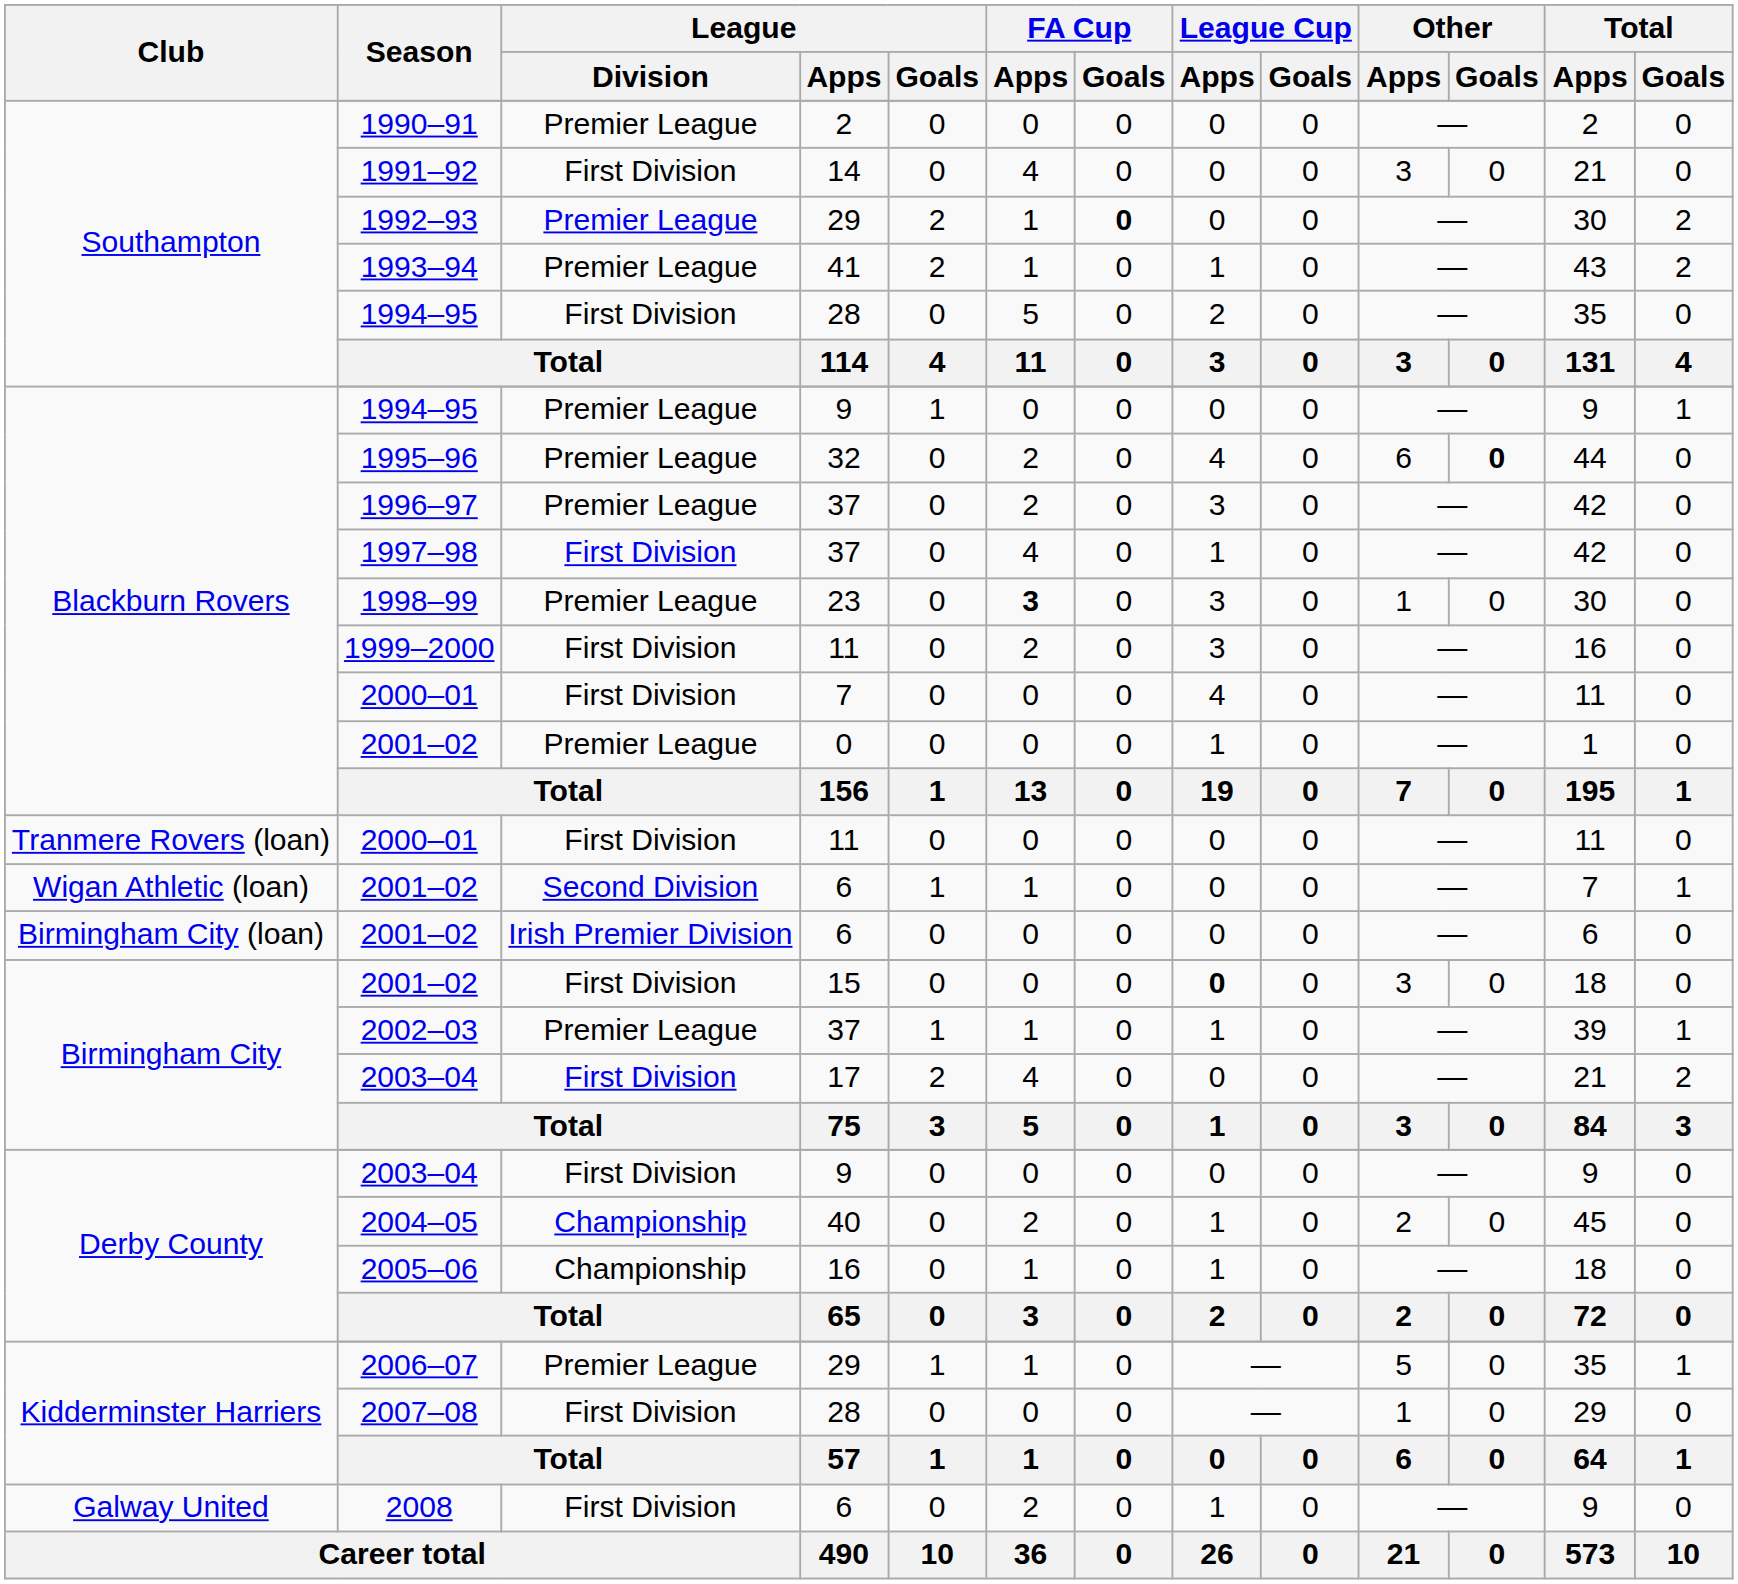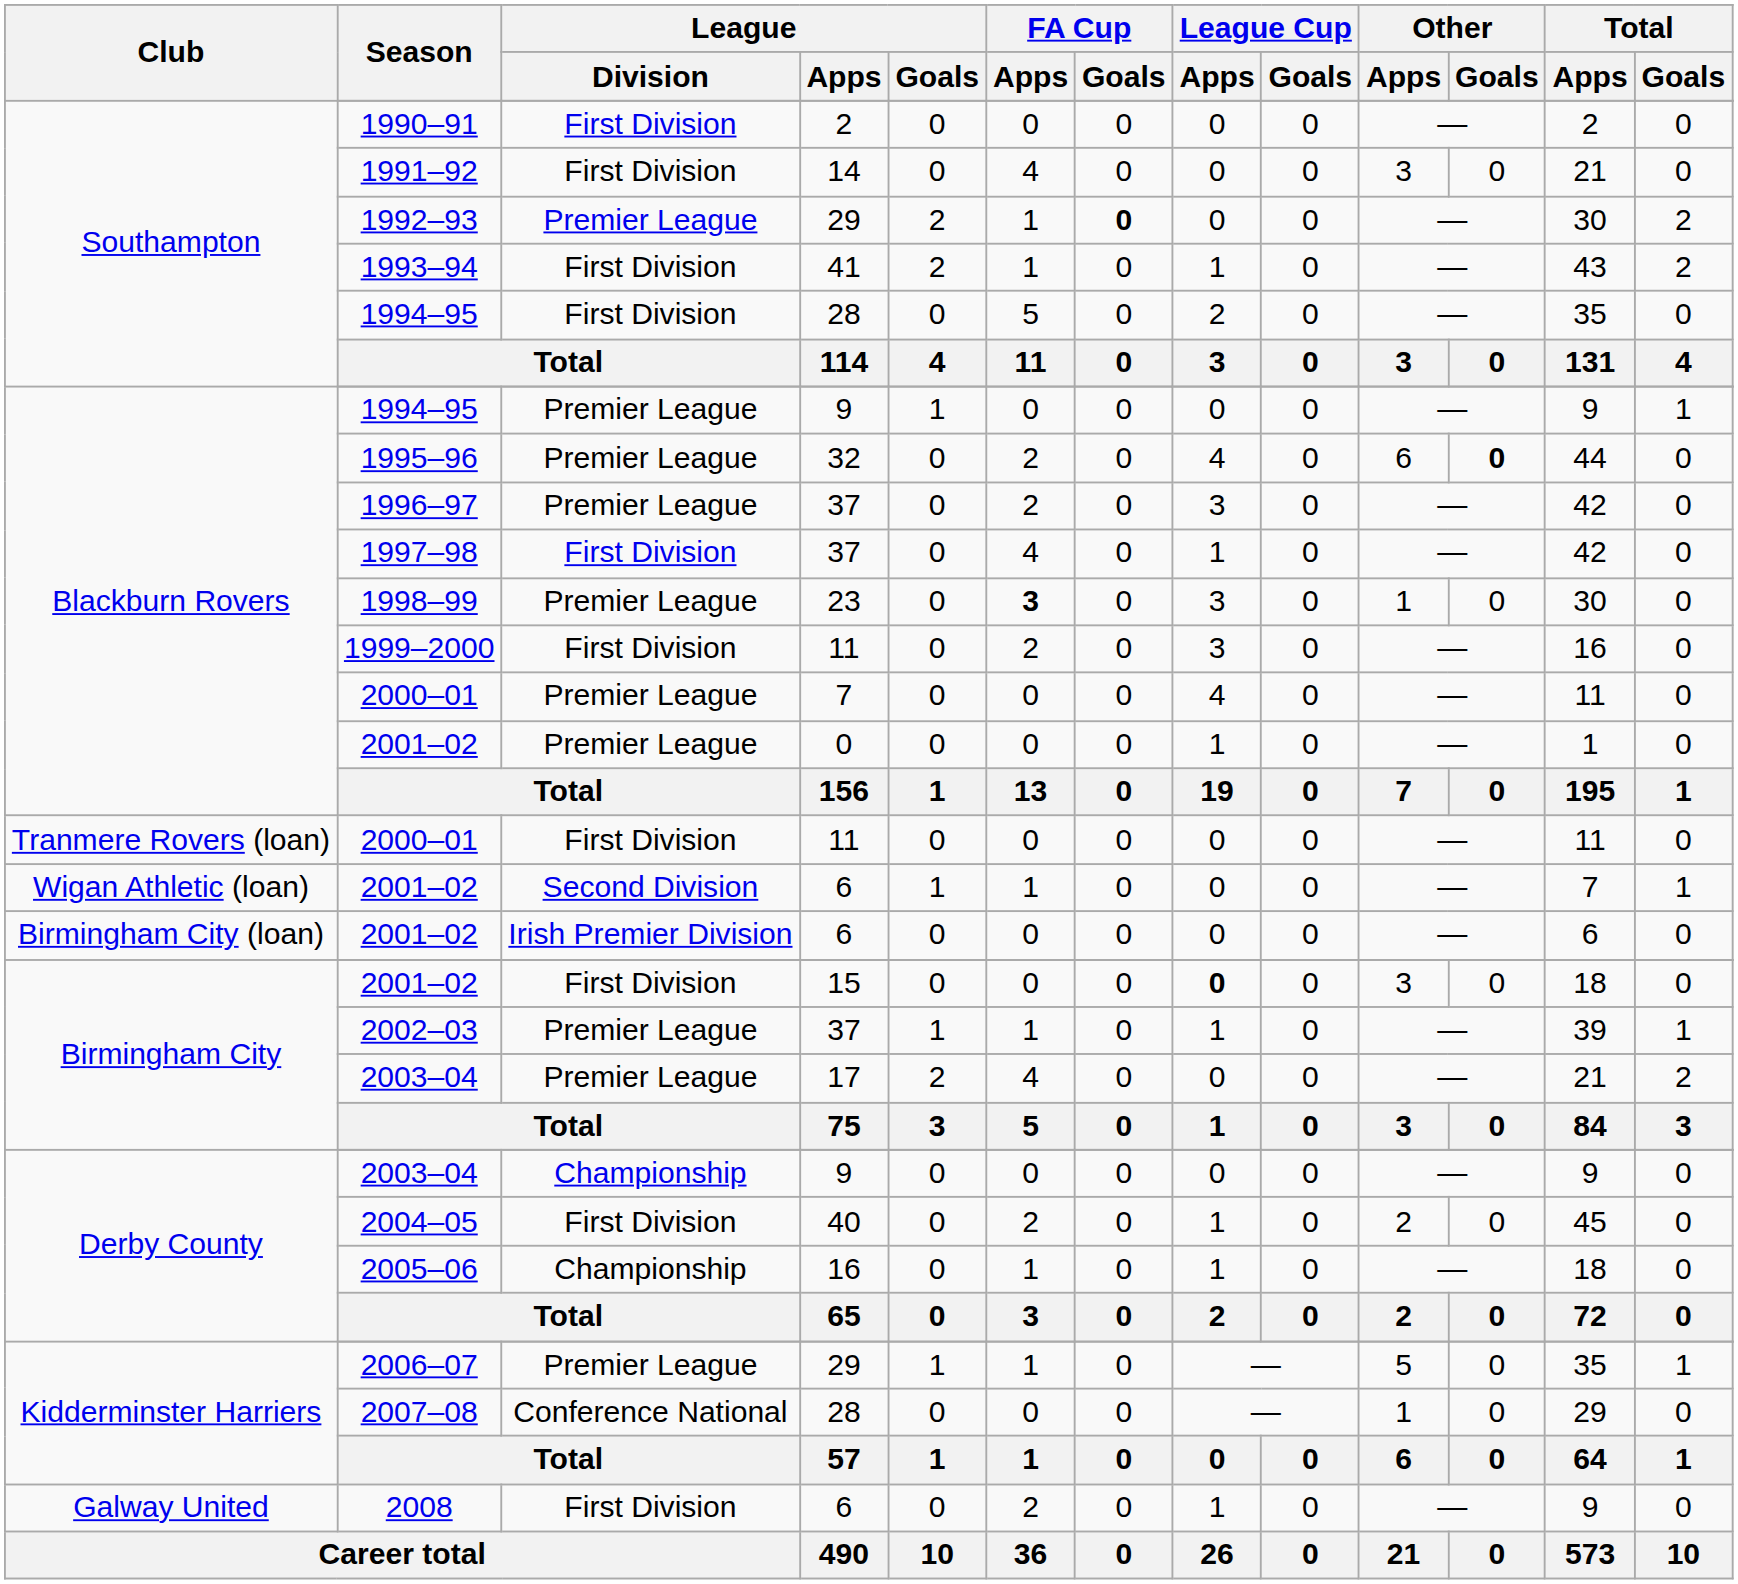(650, 123) Premier League -> (650, 123) First Division
(650, 266) Premier League -> (650, 266) First Division
(650, 696) First Division -> (650, 696) Premier League
(650, 1077) First Division -> (650, 1077) Premier League
(650, 1173) First Division -> (650, 1173) Championship
(650, 1220) Championship -> (650, 1220) First Division
(650, 1411) First Division -> (650, 1411) Conference National
